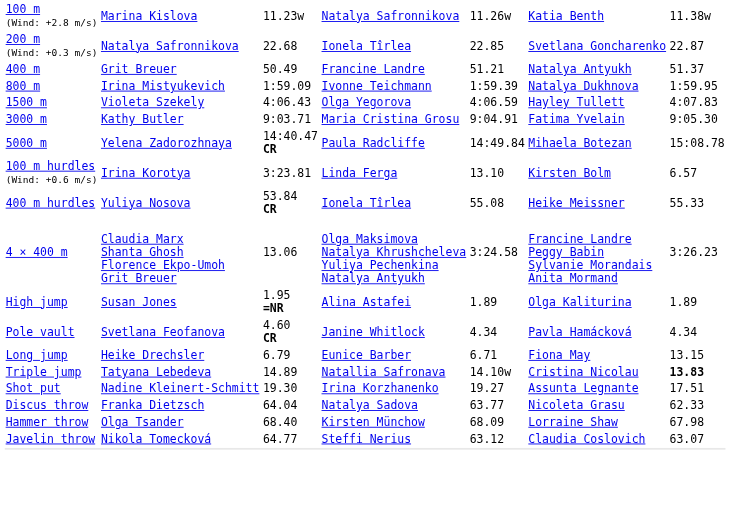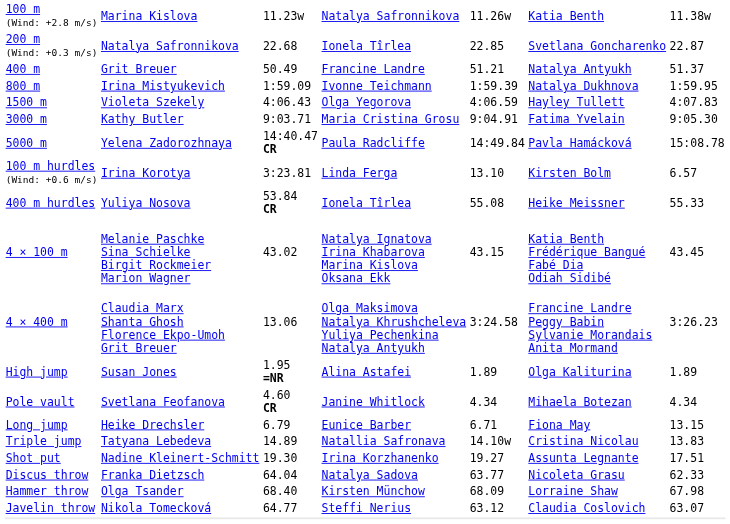(580, 143) Mihaela Botezan -> (580, 143) Pavla Hamácková
+ row: (37, 252)
(580, 332) Pavla Hamácková -> (580, 401) Mihaela Botezan
(687, 372) bold -> (687, 441) normal
